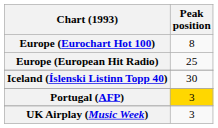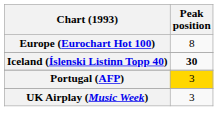- row: (87, 61)
(192, 79) normal -> (192, 61) bold
